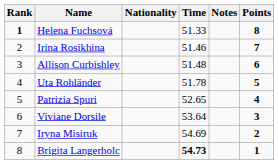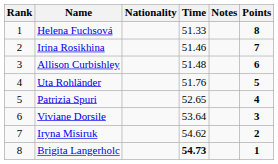(20, 30) bold -> (20, 30) normal
(194, 82) 51.78 -> (194, 82) 51.76
(194, 133) 54.69 -> (194, 133) 54.62
